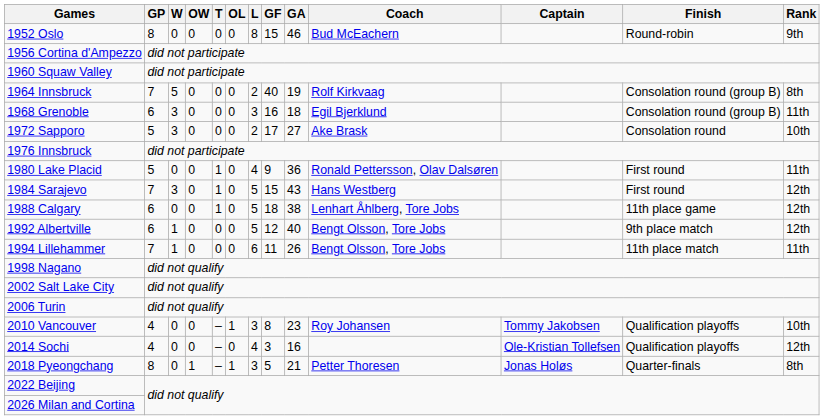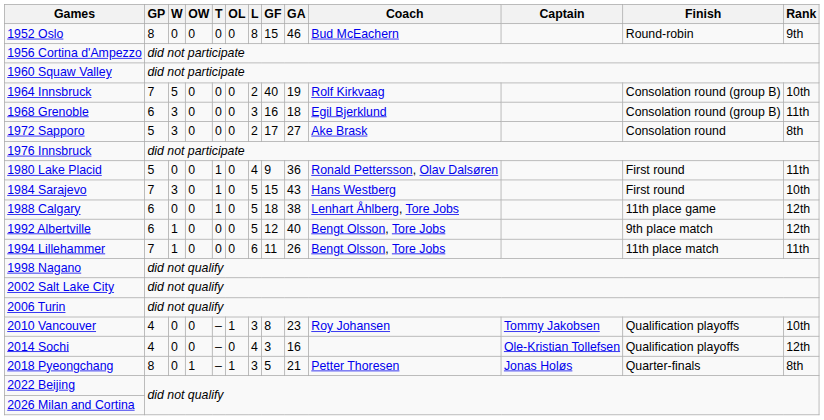(795, 92) 8th -> (798, 92) 10th
(798, 131) 10th -> (795, 131) 8th
(798, 190) 12th -> (798, 190) 10th
